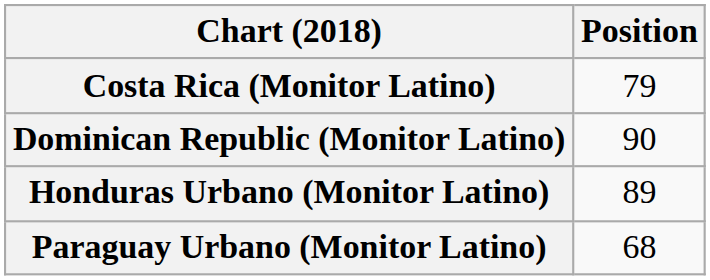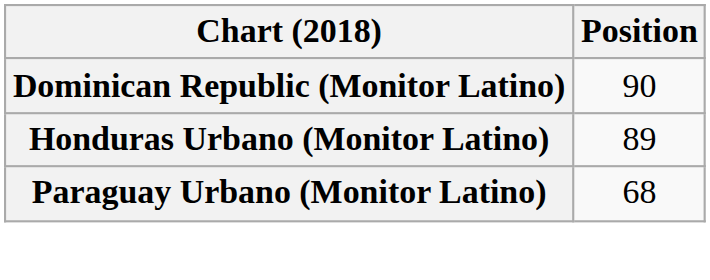- row: (289, 85)
